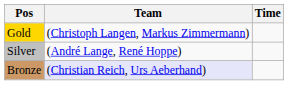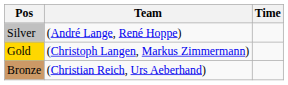rows swapped: (19, 32) <-> (21, 51)
(126, 70) lavender background -> (126, 70) no background
